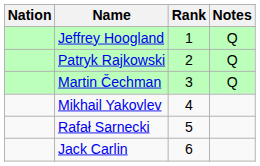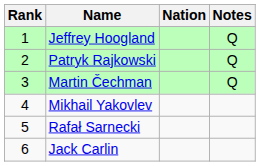columns swapped: (189, 15) <-> (30, 15)
